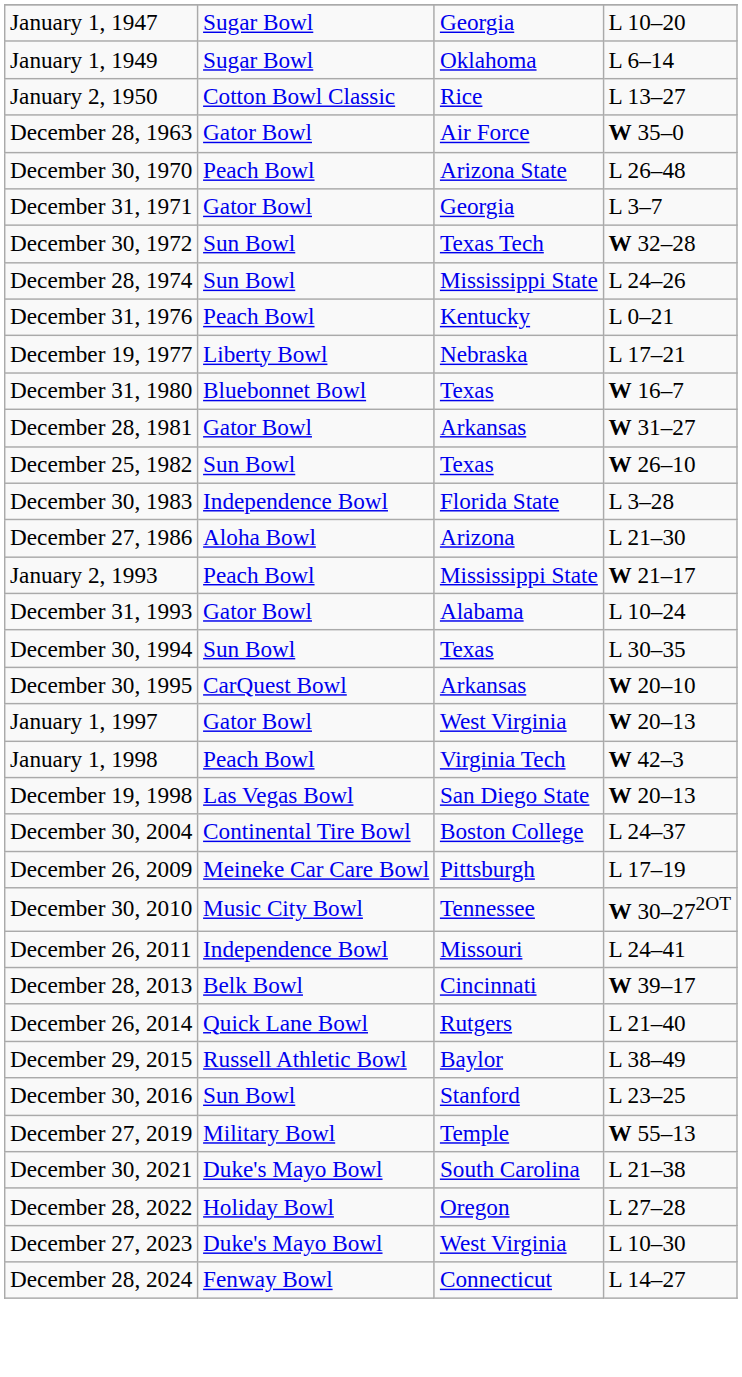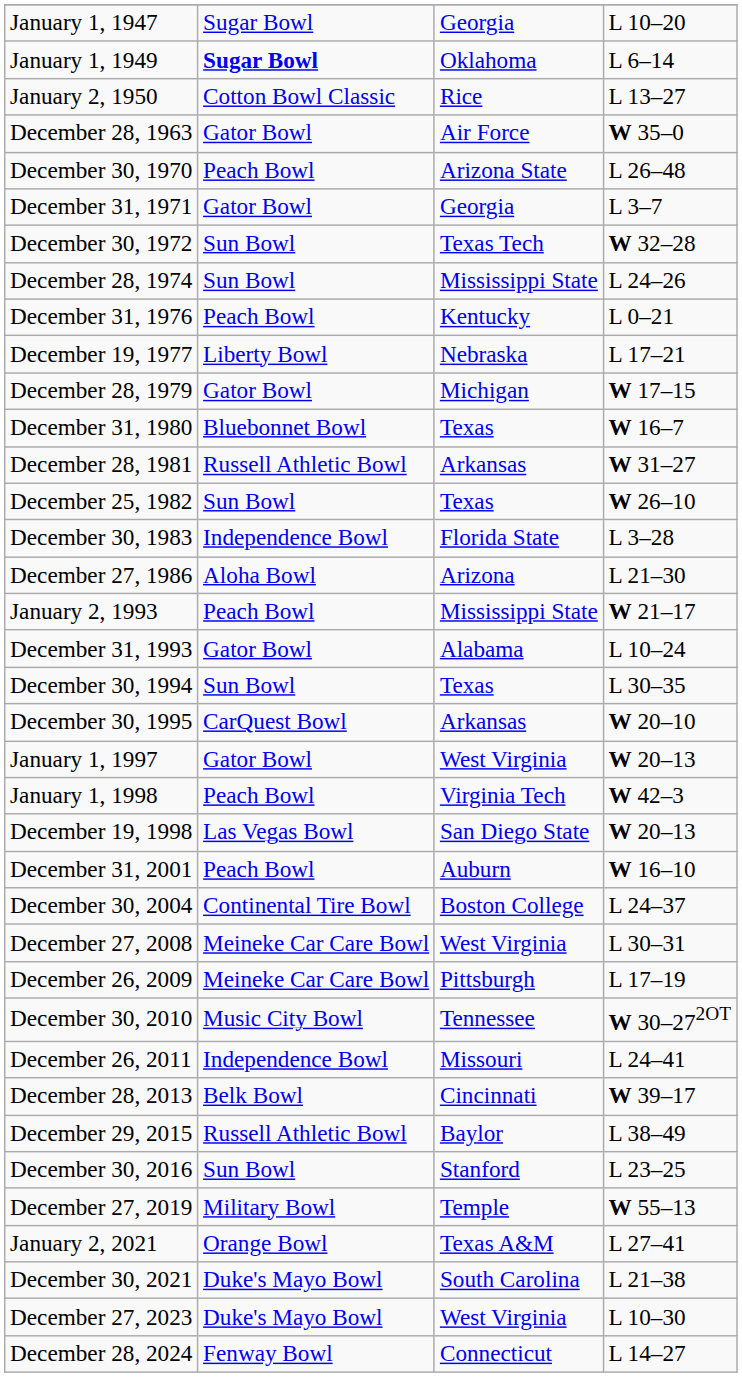(258, 59) normal -> (261, 59) bold
+ row: (101, 390)
(258, 427) Gator Bowl -> (305, 464) Russell Athletic Bowl
+ row: (101, 869)
+ row: (101, 942)
- row: (101, 1022)
+ row: (84, 1243)
- row: (101, 1206)
